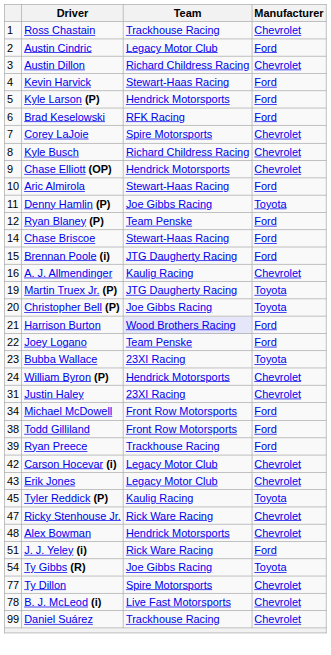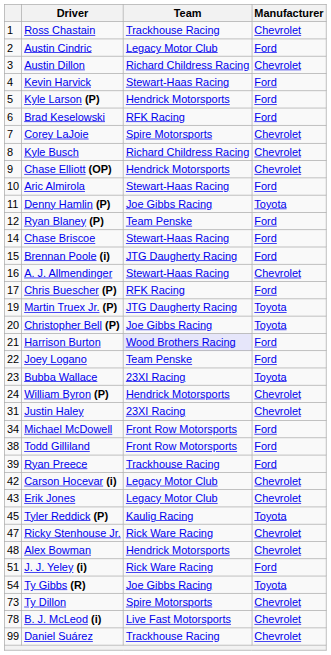(160, 273) Kaulig Racing -> (178, 273) Stewart-Haas Racing
+ row: (70, 290)
(13, 585) 77 -> (13, 602) 73
